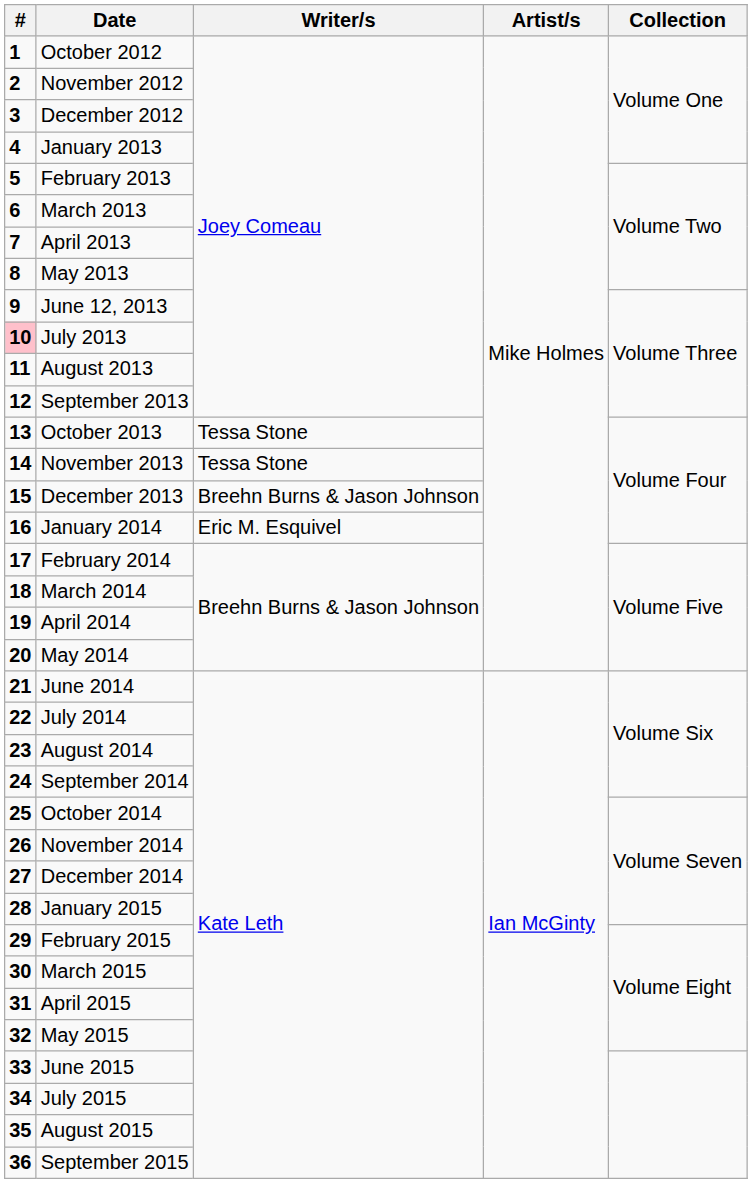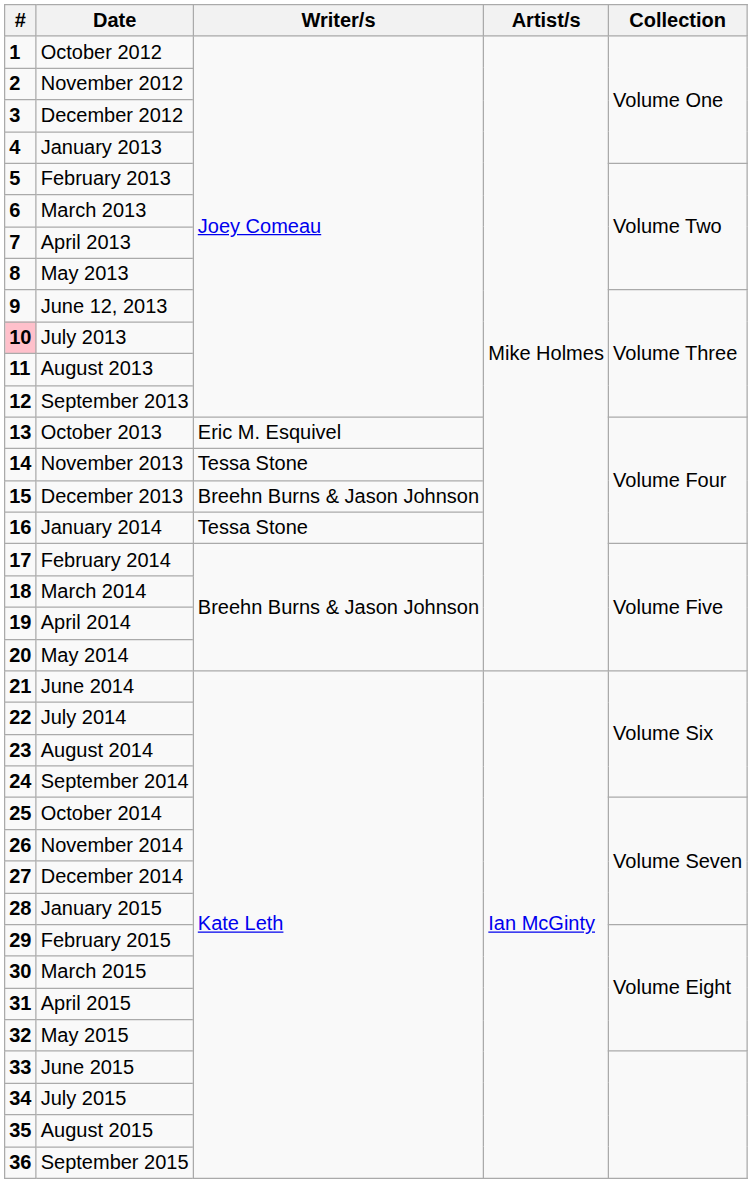(253, 432) Tessa Stone -> (269, 432) Eric M. Esquivel
(269, 527) Eric M. Esquivel -> (253, 527) Tessa Stone
